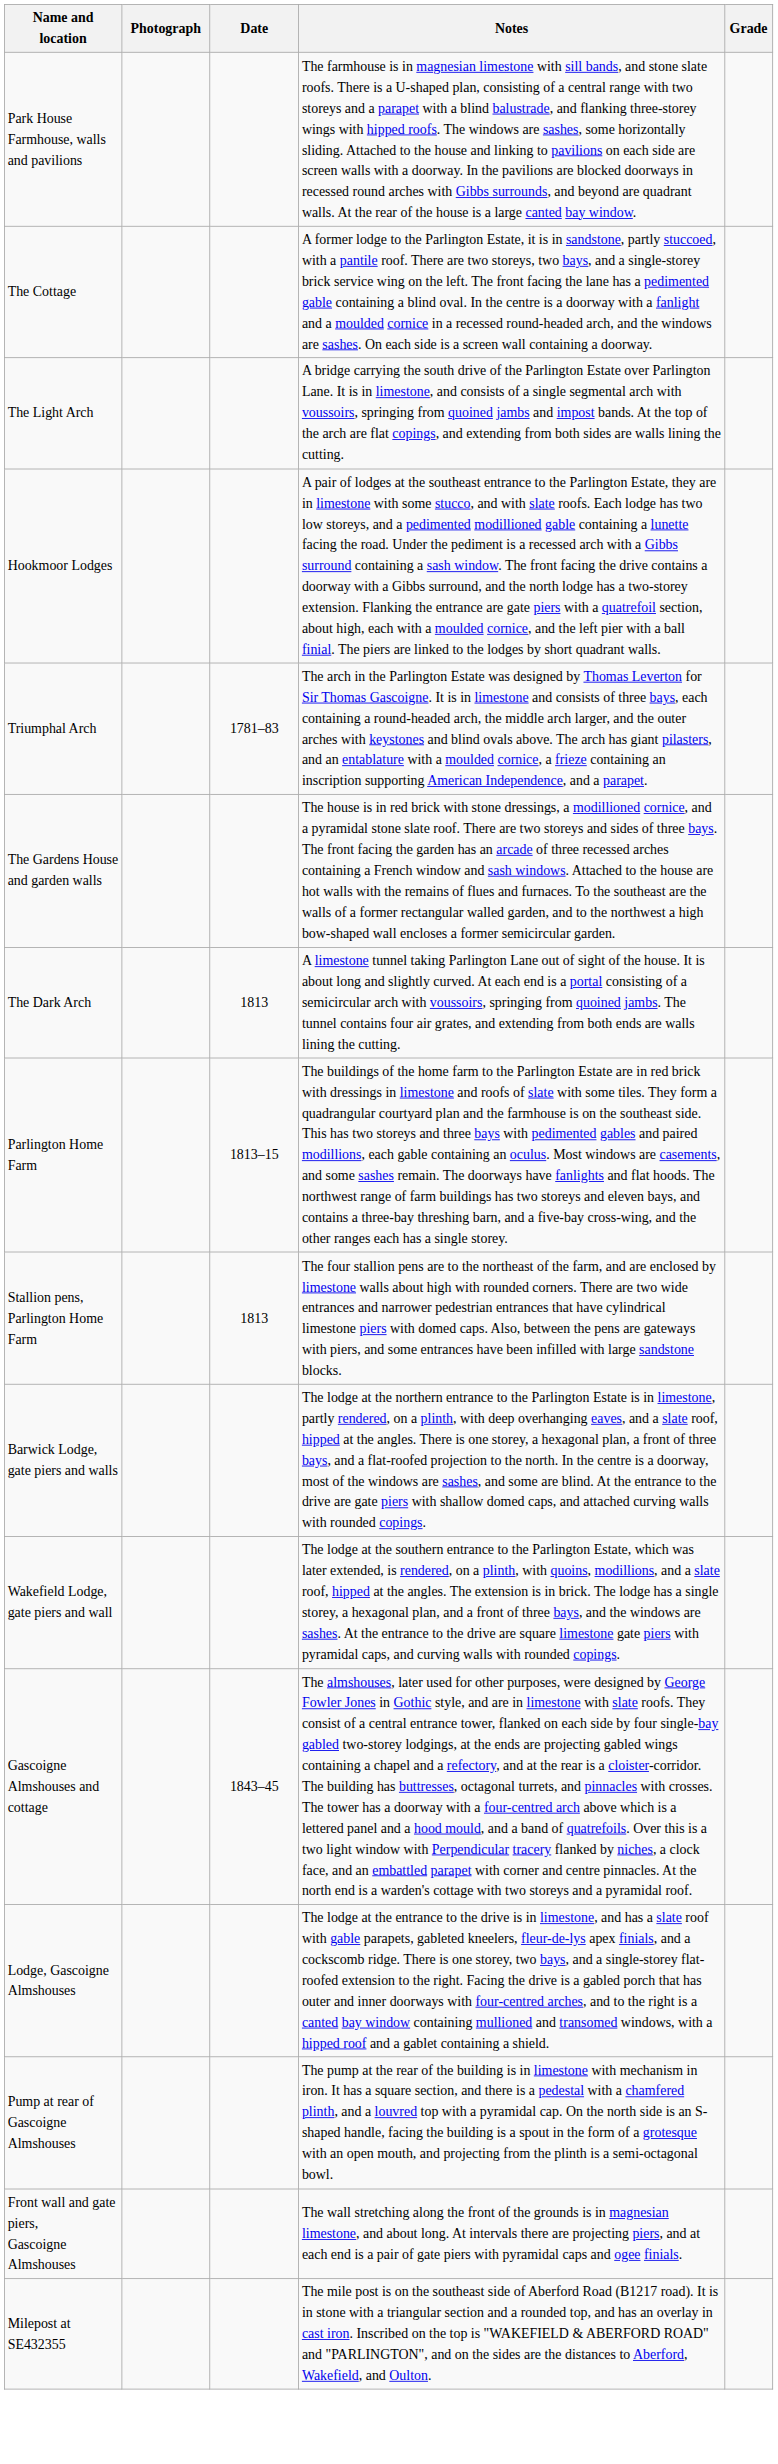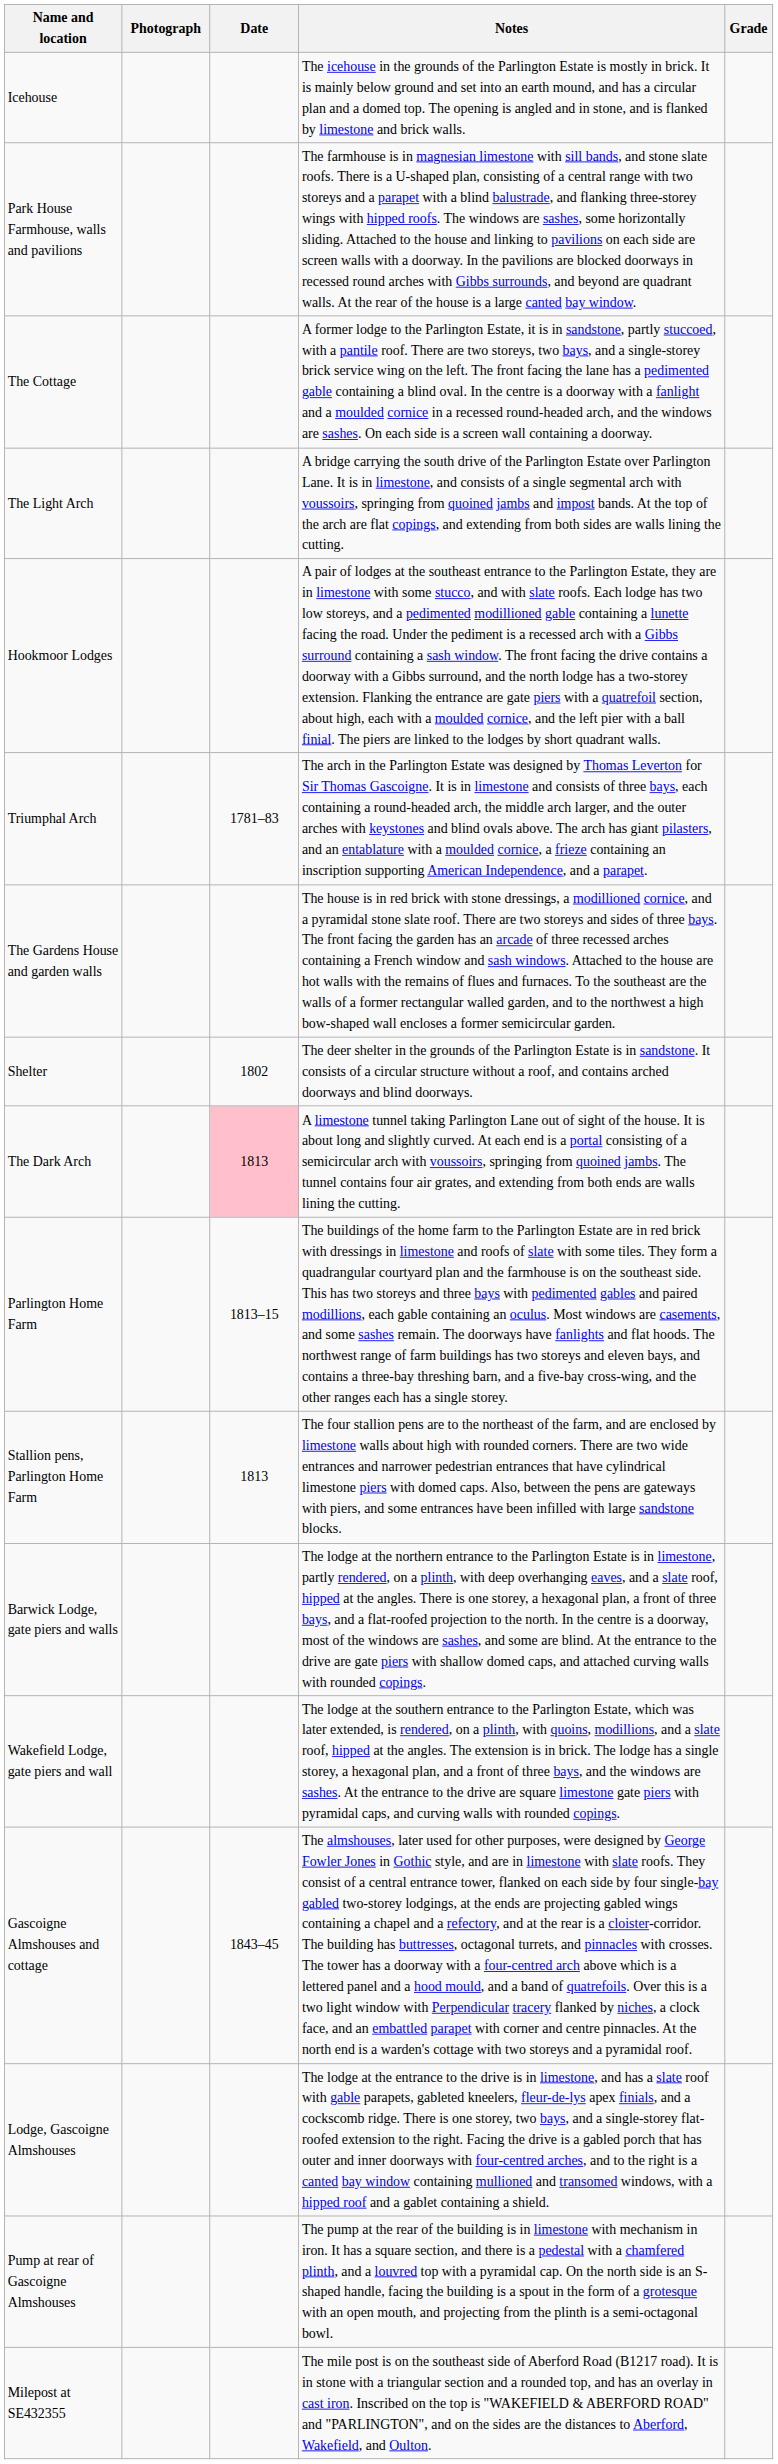+ row: (32, 97)
+ row: (27, 1071)
(254, 1002) no background -> (254, 1161) pink background
- row: (62, 2233)
